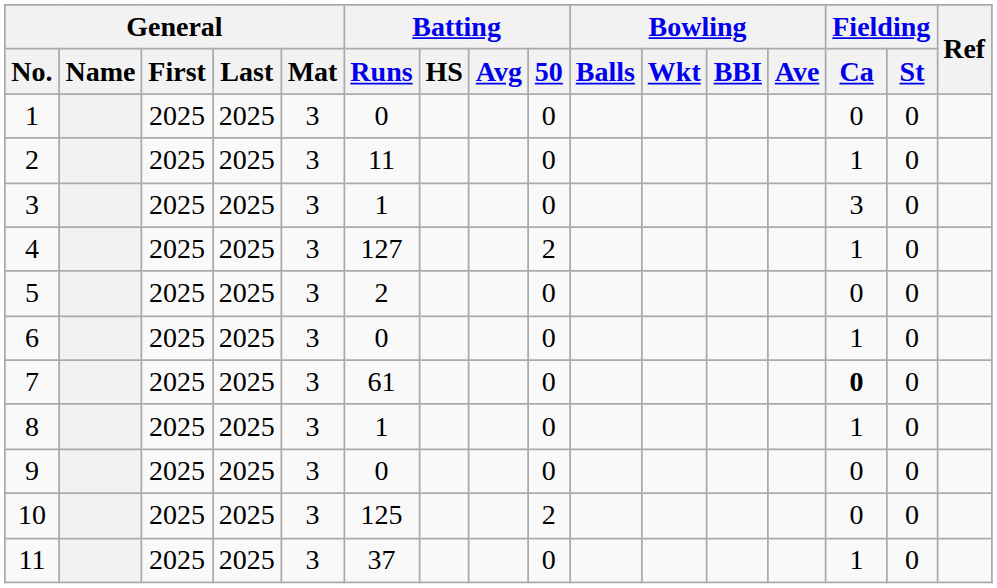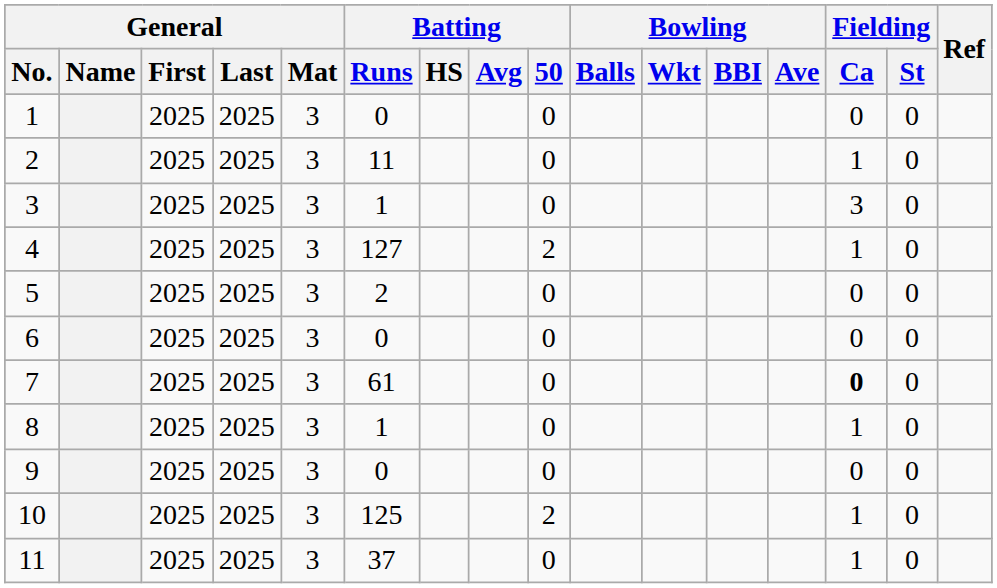(857, 337) 1 -> (857, 337) 0
(857, 515) 0 -> (857, 515) 1
